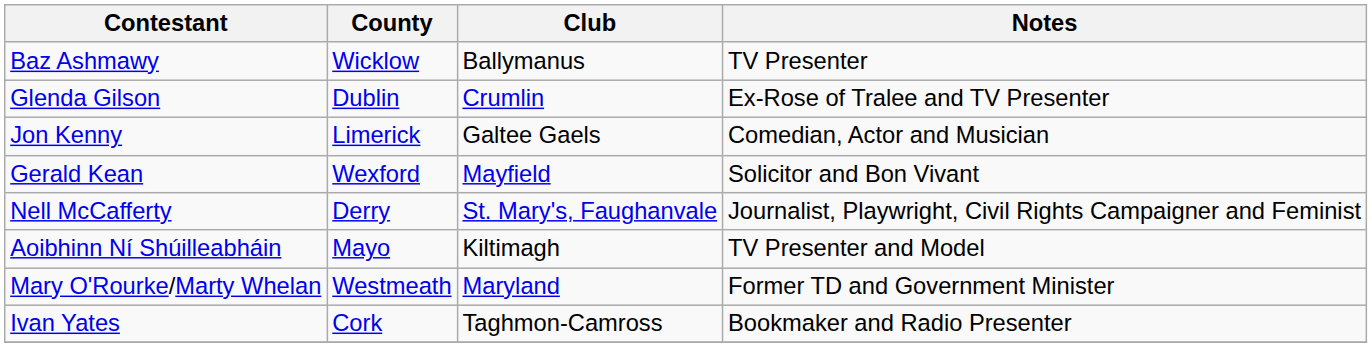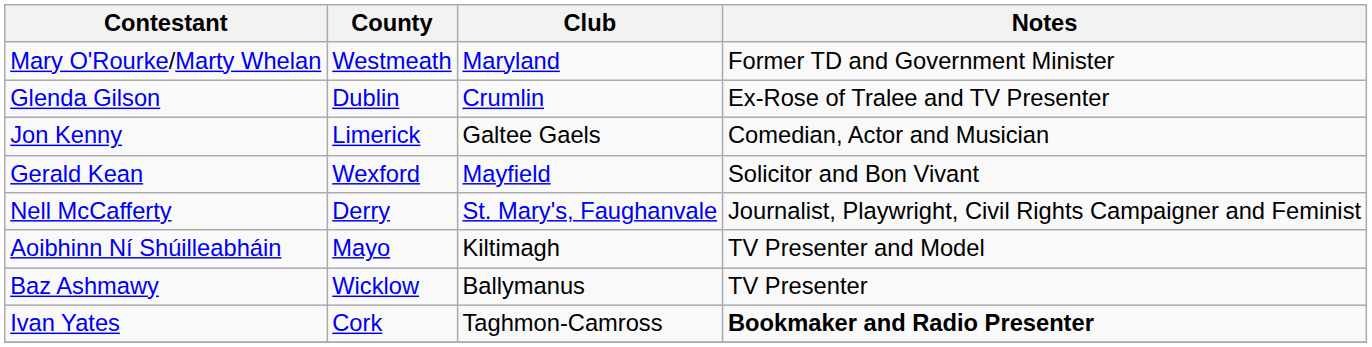rows swapped: (85, 60) <-> (166, 286)
(900, 323) normal -> (911, 323) bold
